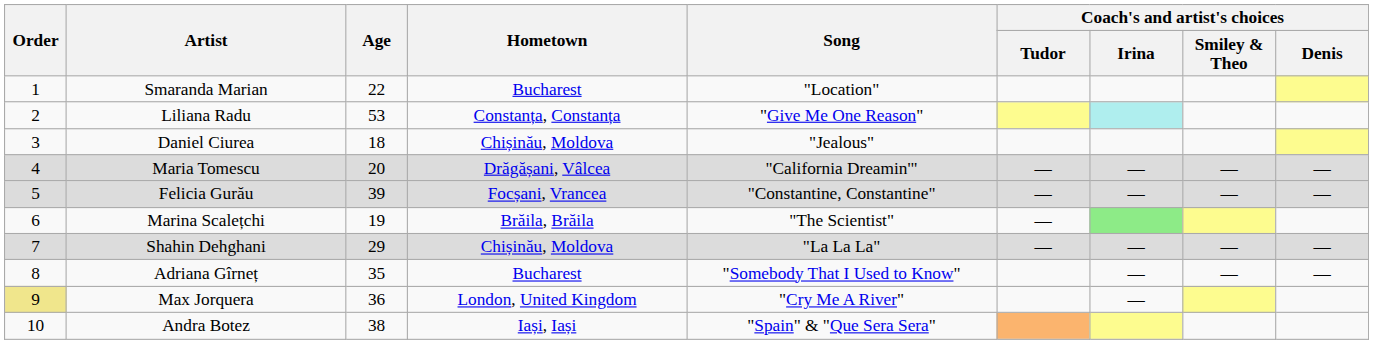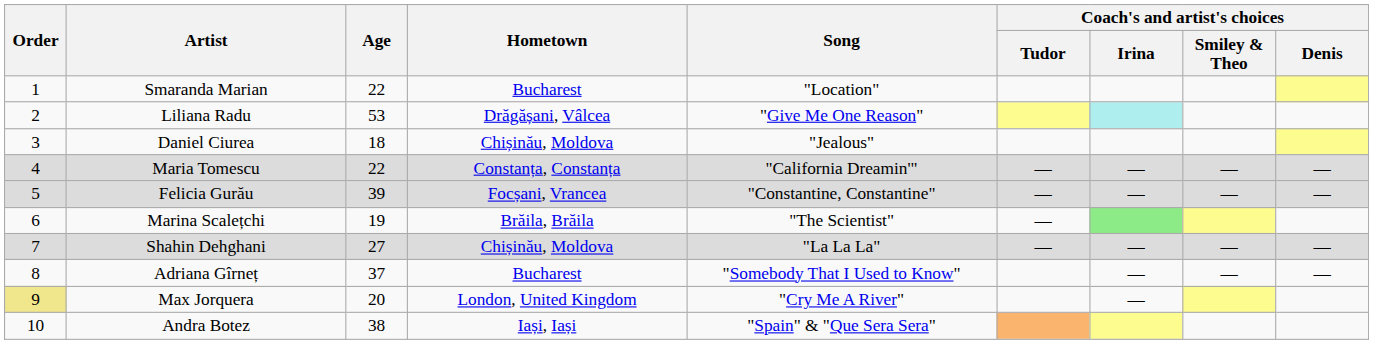(547, 115) Constanța, Constanța -> (547, 115) Drăgășani, Vâlcea
(377, 168) 20 -> (377, 168) 22
(547, 168) Drăgășani, Vâlcea -> (547, 168) Constanța, Constanța
(377, 247) 29 -> (377, 247) 27
(377, 273) 35 -> (377, 273) 37
(377, 299) 36 -> (377, 299) 20
